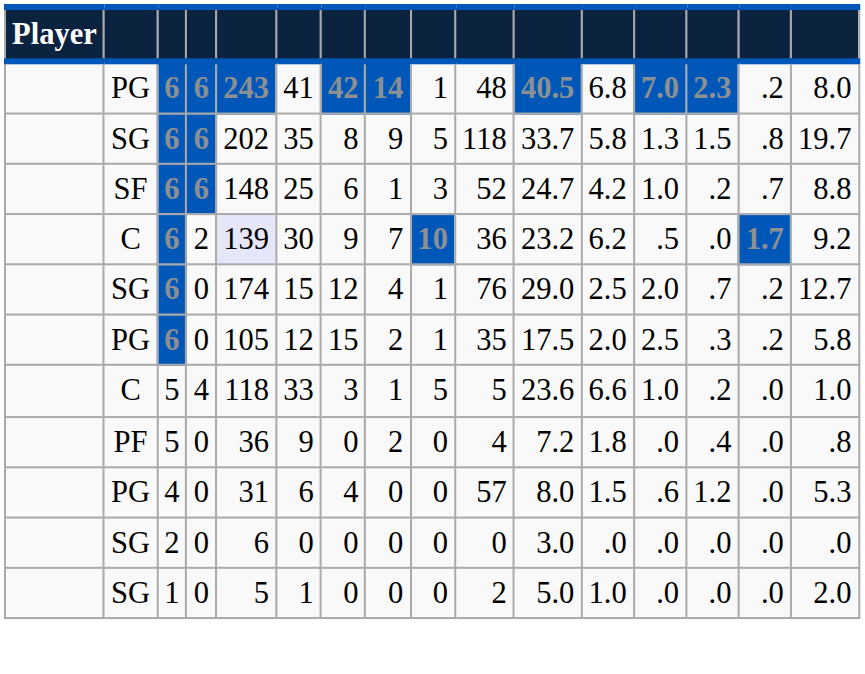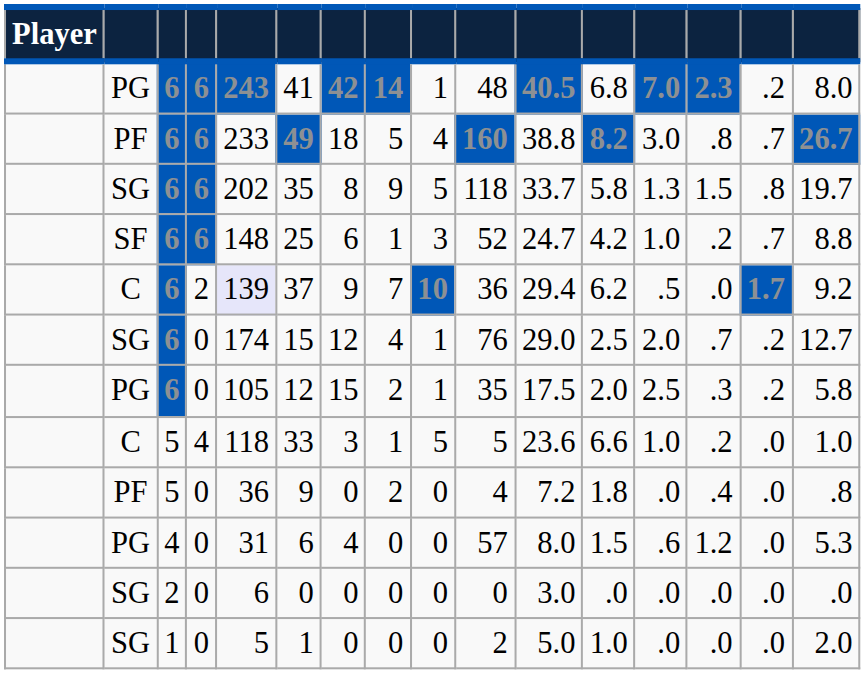+ row: (131, 138)
(298, 239) 30 -> (298, 289) 37
(548, 239) 23.2 -> (549, 289) 29.4
